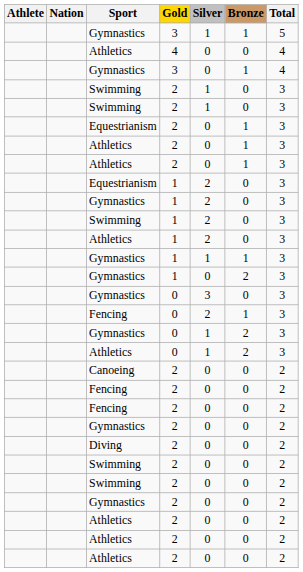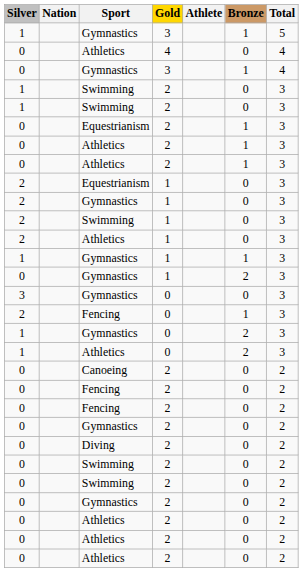columns swapped: (26, 13) <-> (208, 13)
